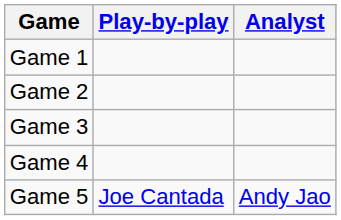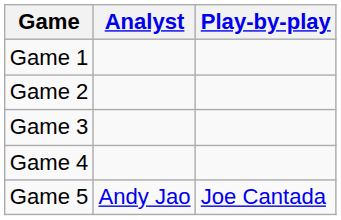columns swapped: (164, 22) <-> (285, 22)
